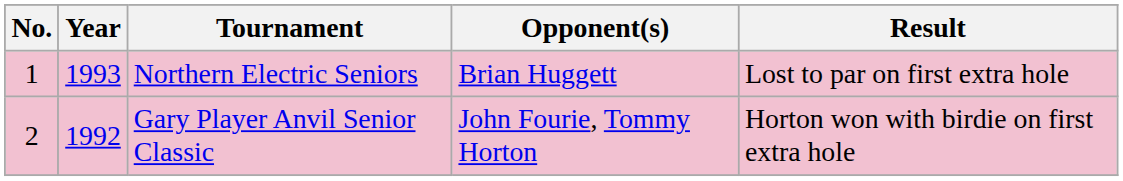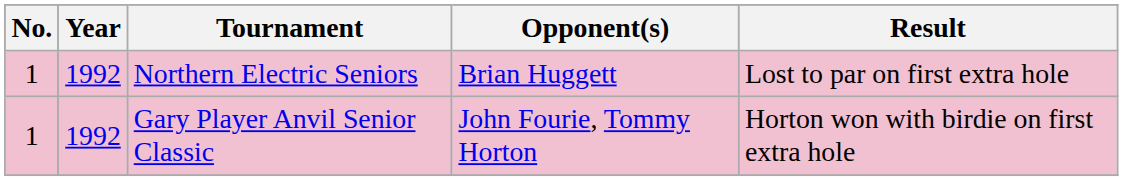(93, 73) 1993 -> (93, 73) 1992
(32, 135) 2 -> (32, 135) 1
